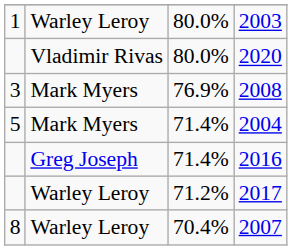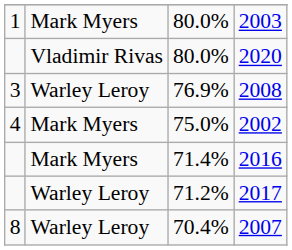(90, 21) Warley Leroy -> (84, 21) Mark Myers
(84, 90) Mark Myers -> (90, 90) Warley Leroy
+ row: (260, 124)
- row: (260, 124)
(84, 158) Greg Joseph -> (84, 158) Mark Myers
